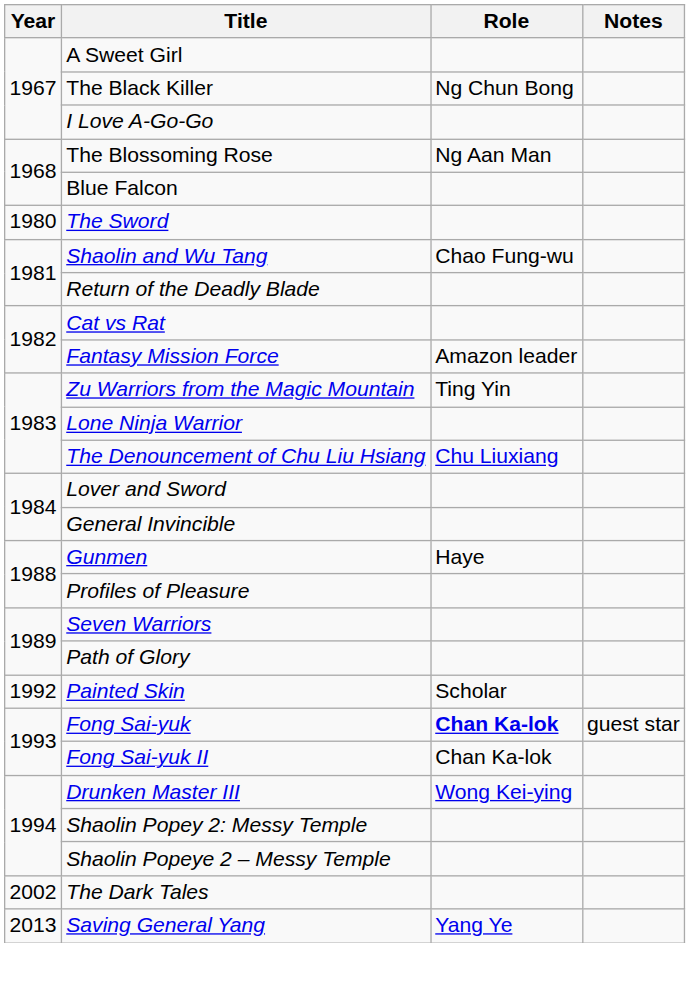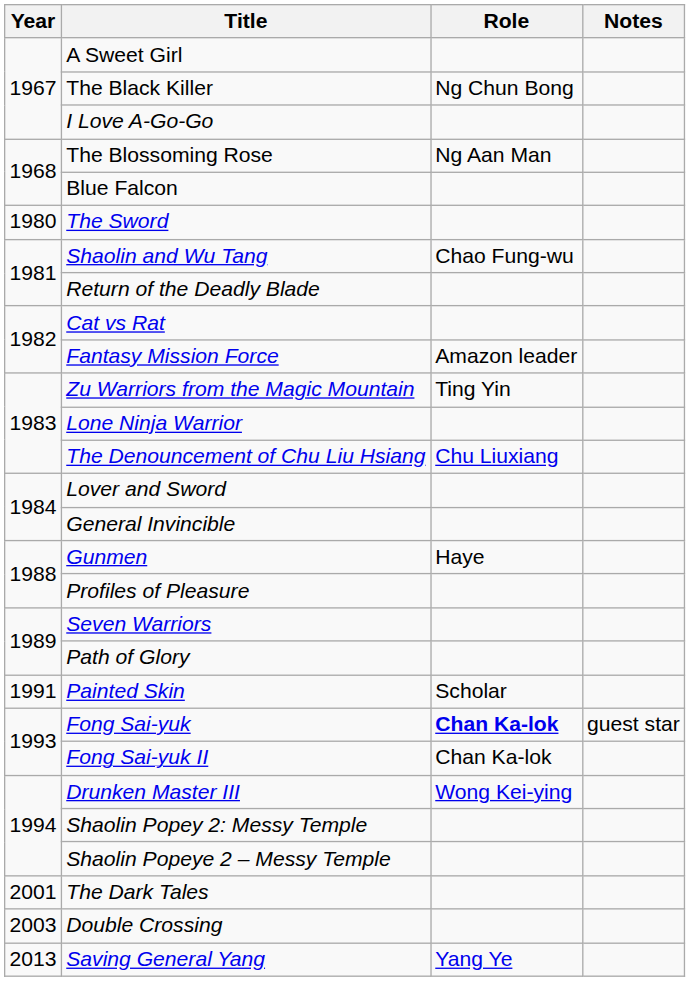(33, 691) 1992 -> (33, 691) 1991
(33, 892) 2002 -> (33, 892) 2001
+ row: (144, 925)
